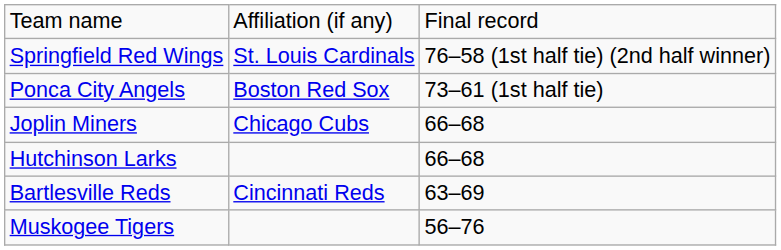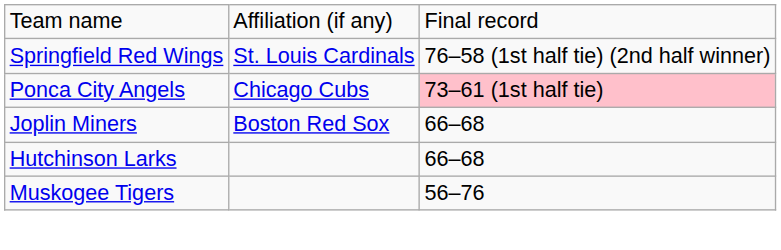(311, 90) Boston Red Sox -> (301, 90) Chicago Cubs
(514, 90) no background -> (514, 90) pink background
(301, 124) Chicago Cubs -> (311, 124) Boston Red Sox
- row: (90, 192)
